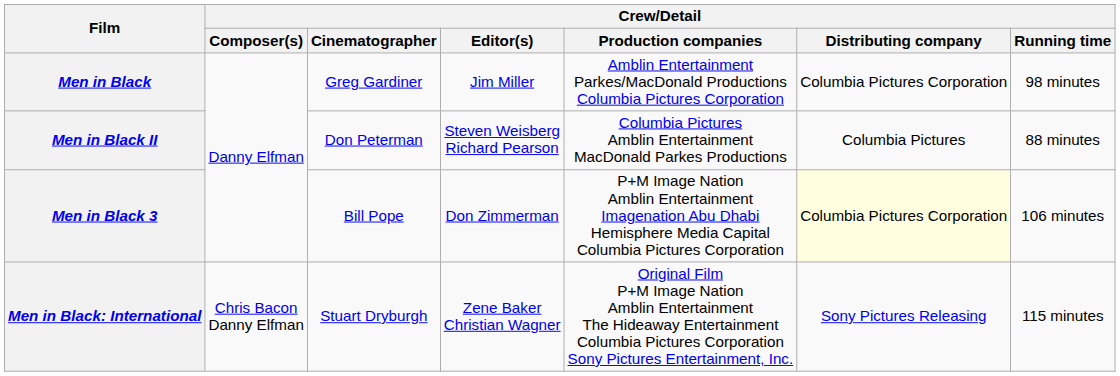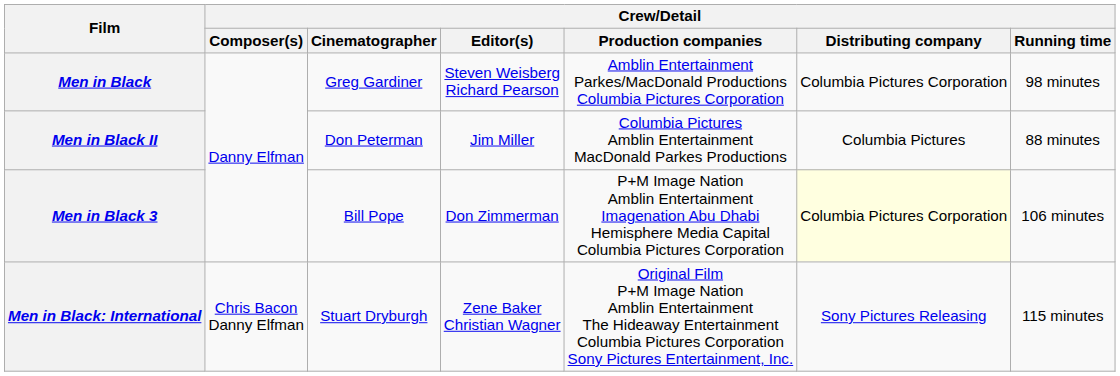(502, 81) Jim Miller -> (502, 81) Steven Weisberg Richard Pearson
(502, 140) Steven Weisberg Richard Pearson -> (502, 140) Jim Miller
